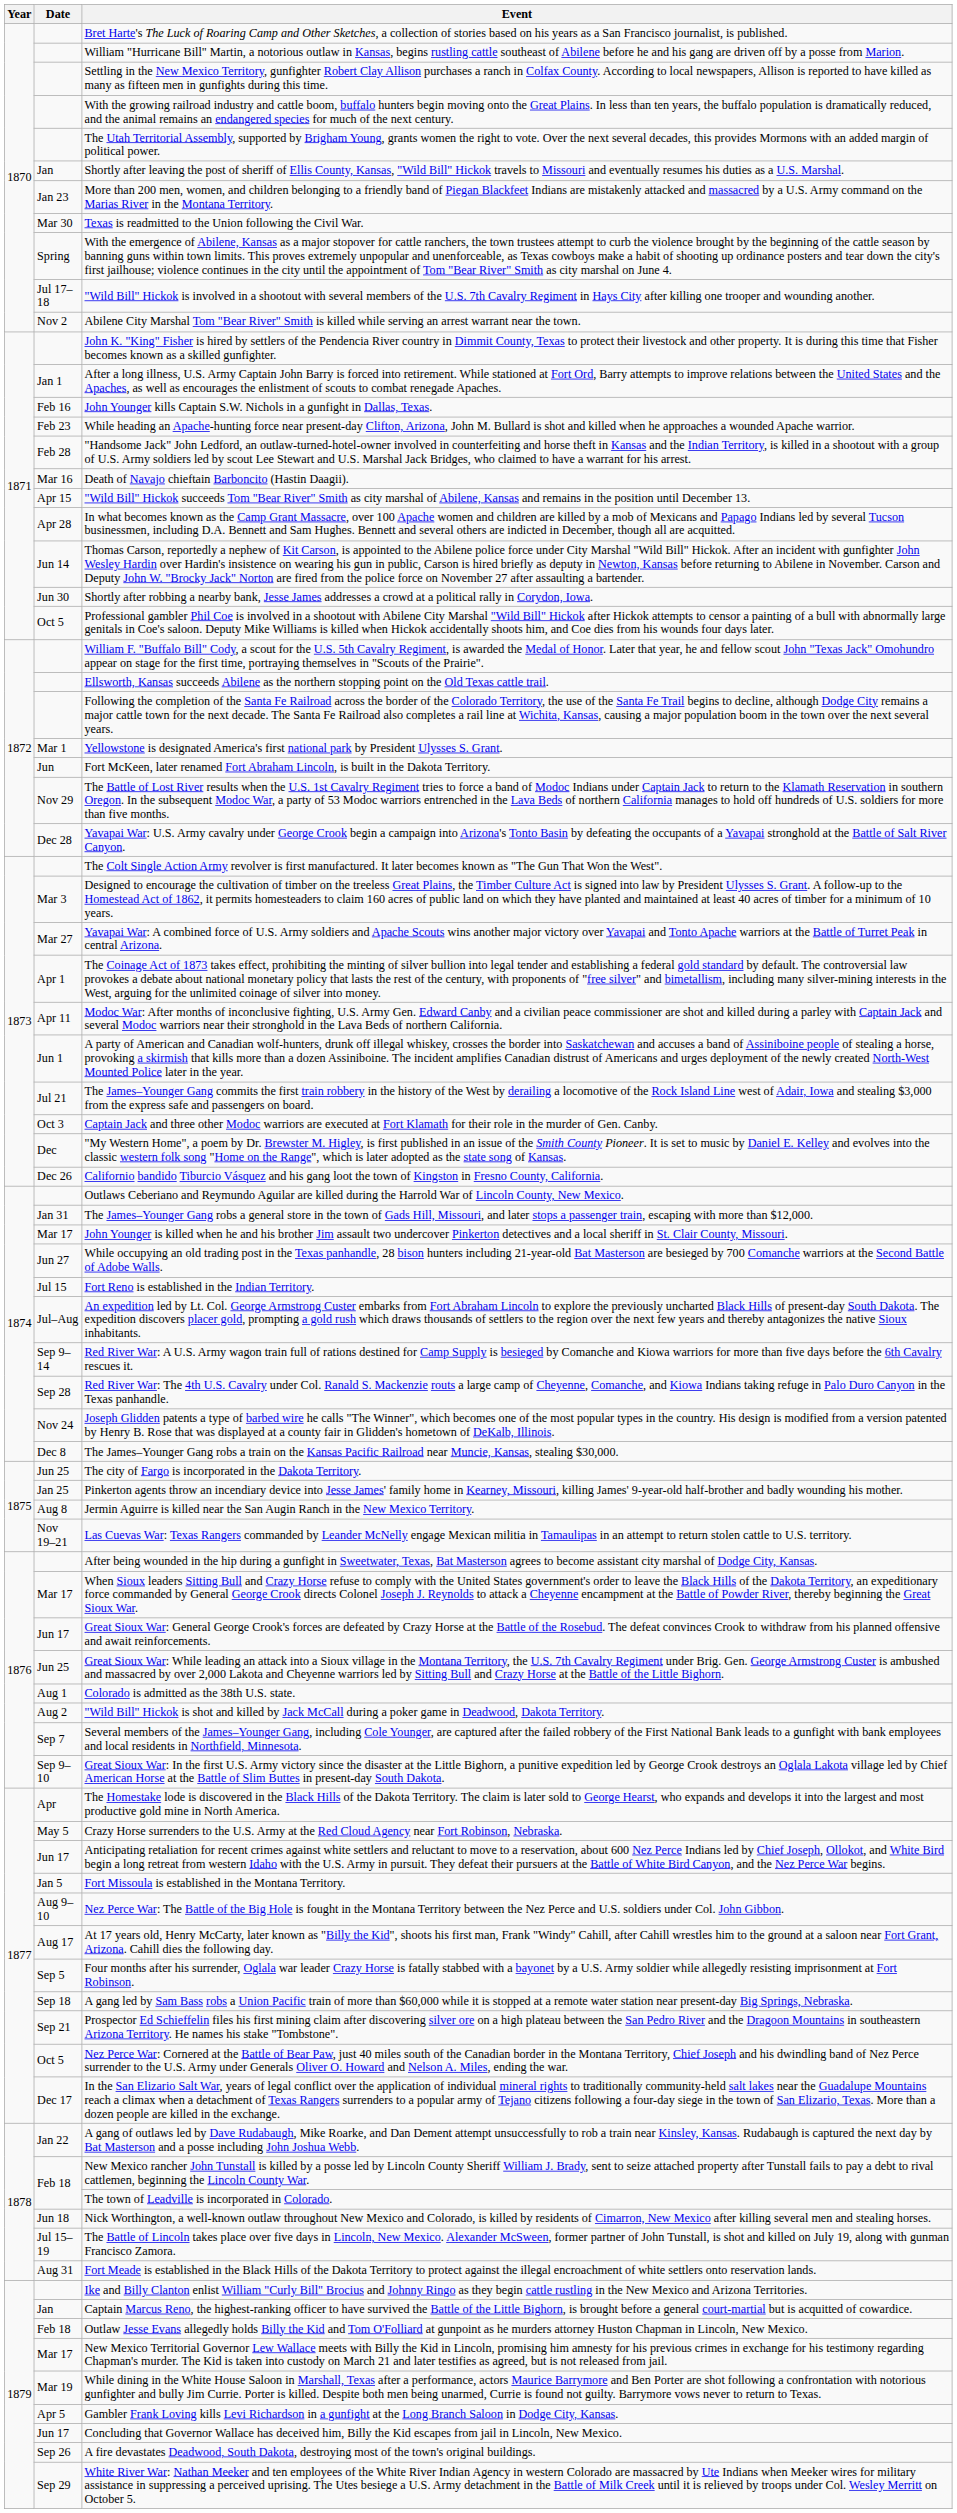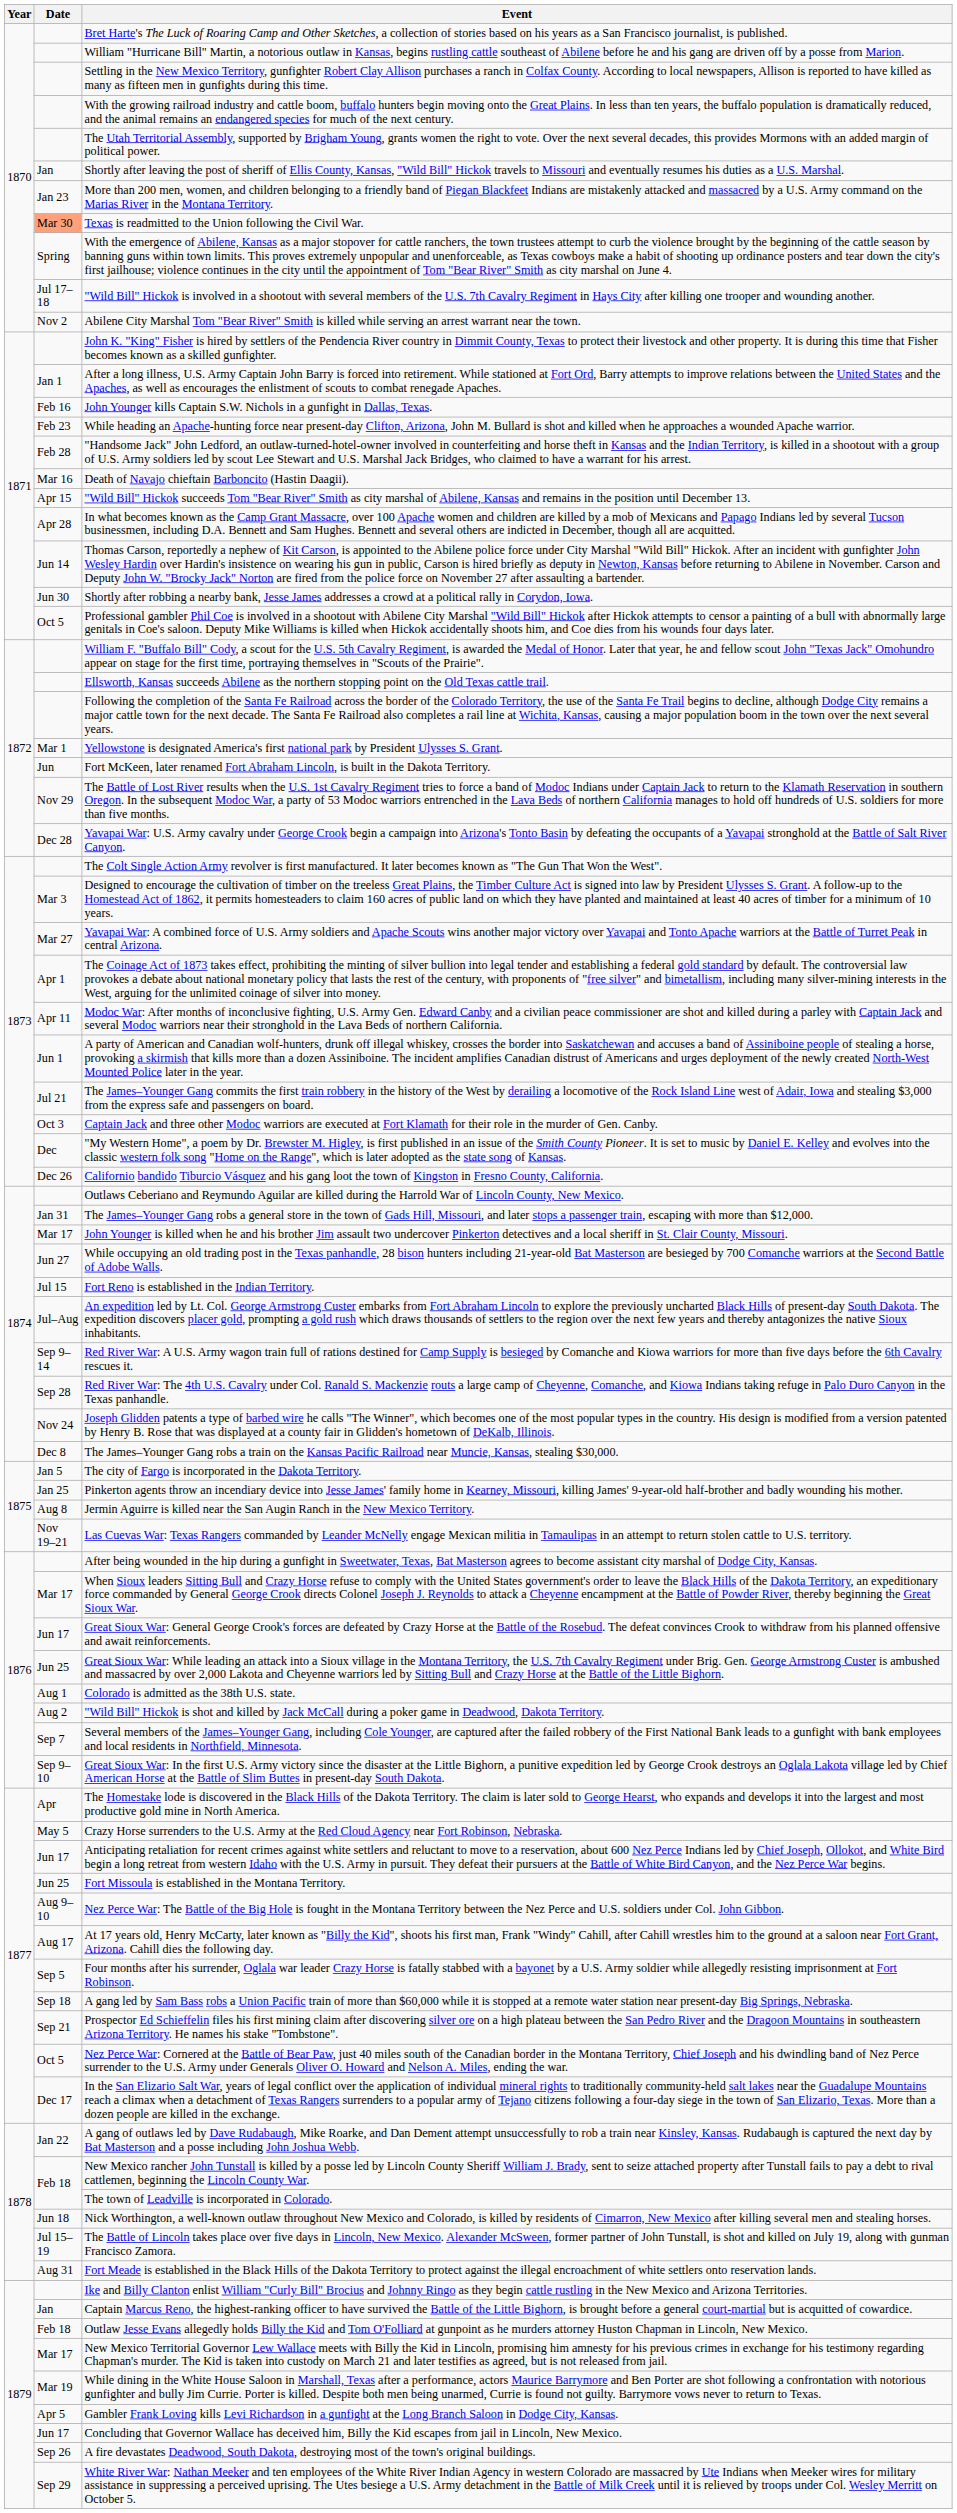(55, 223) no background -> (55, 223) lightsalmon background
(53, 1470) Jun 25 -> (50, 1470) Jan 5
(50, 1883) Jan 5 -> (53, 1883) Jun 25
